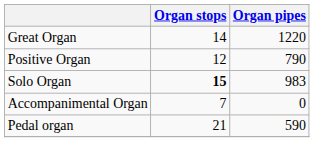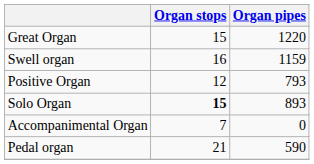(219, 37) 14 -> (219, 37) 15
+ row: (41, 59)
(296, 59) 790 -> (296, 81) 793
(296, 81) 983 -> (296, 103) 893
